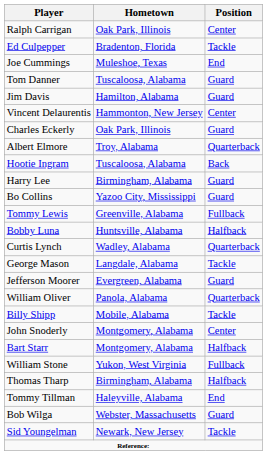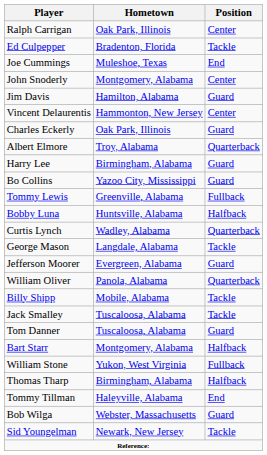rows swapped: (33, 79) <-> (37, 331)
- row: (38, 163)
+ row: (35, 314)
